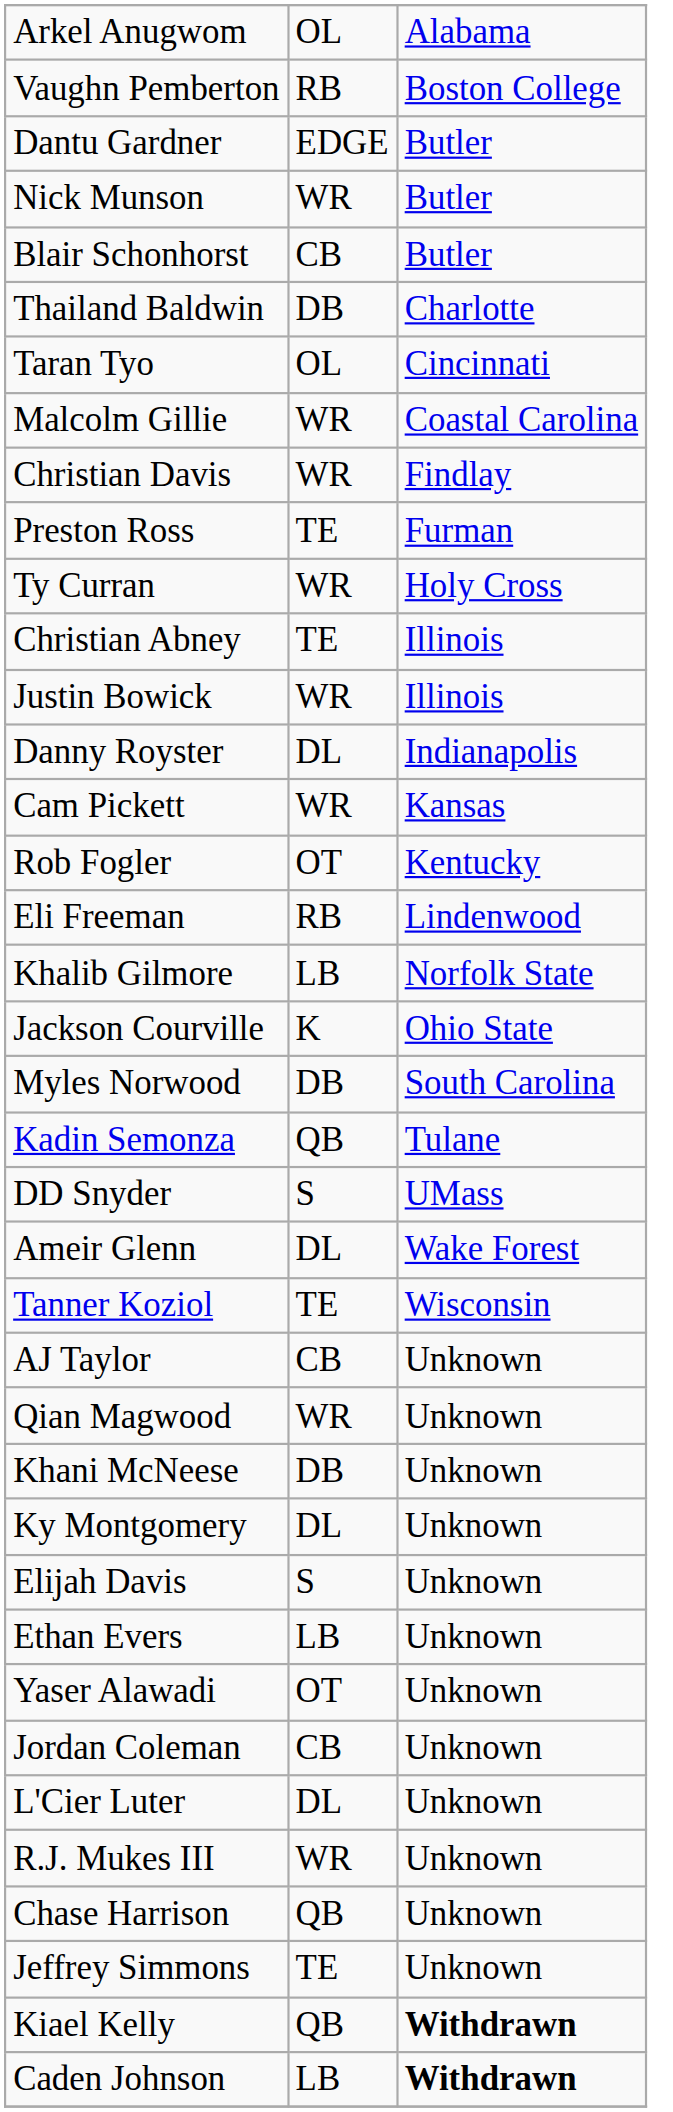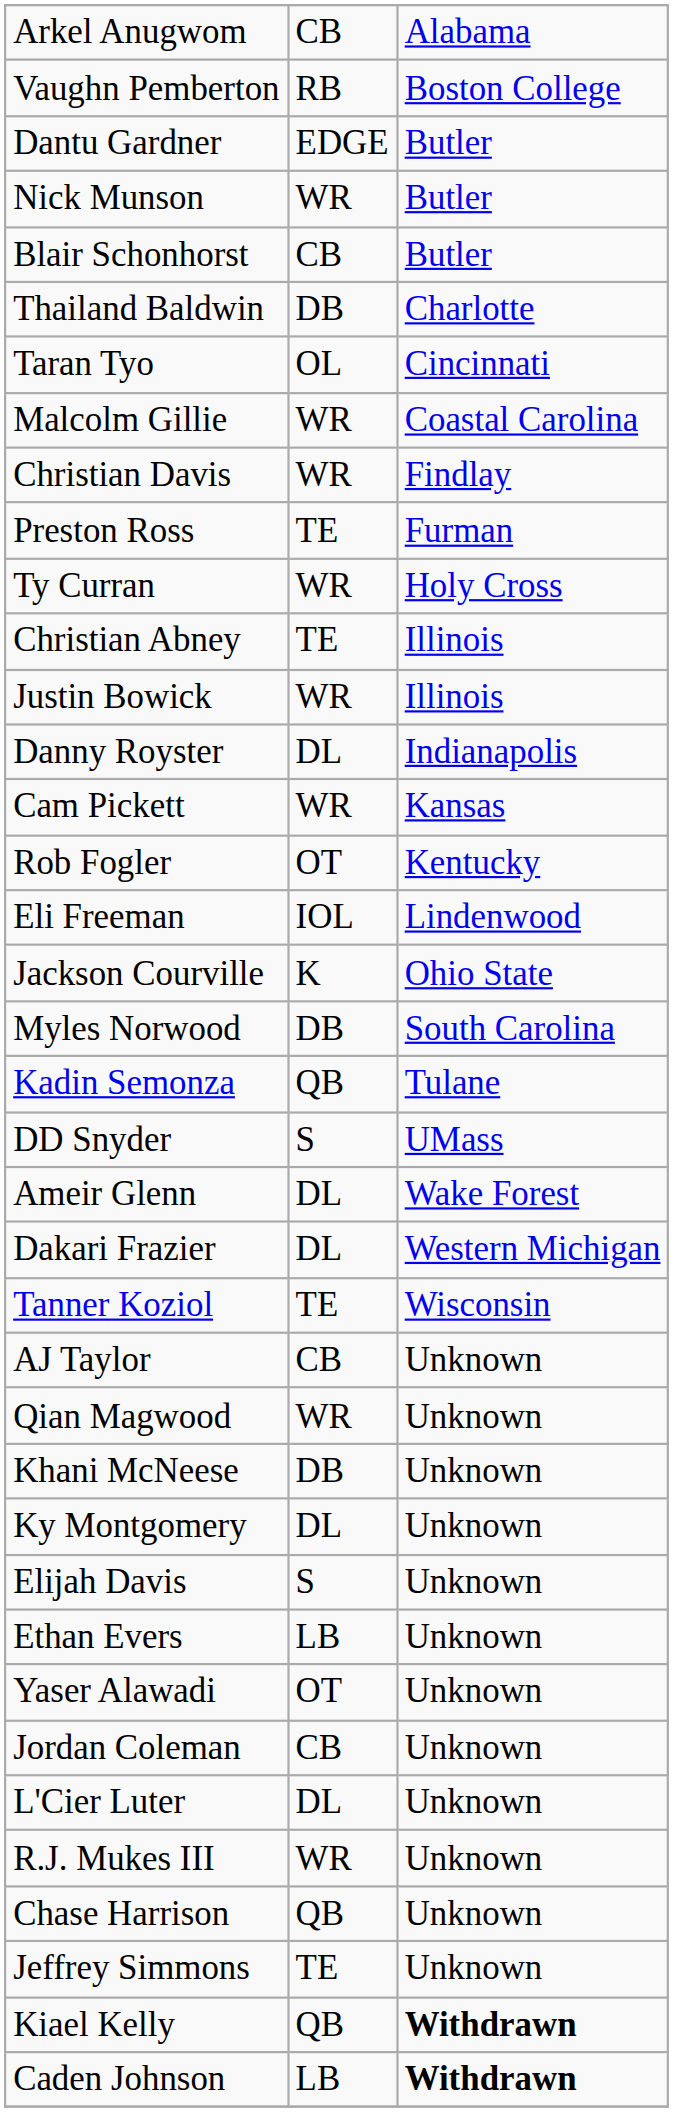(319, 32) OL -> (319, 32) CB
(319, 917) RB -> (325, 917) IOL
- row: (123, 972)
+ row: (114, 1249)
